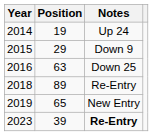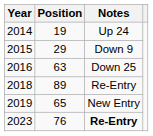(60, 121) 39 -> (60, 121) 76
